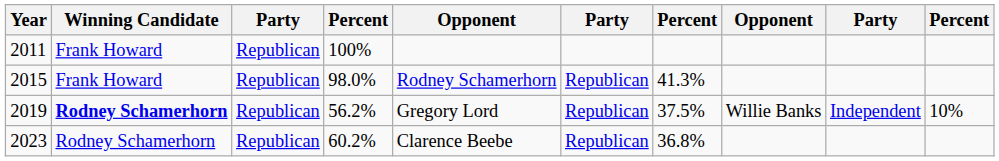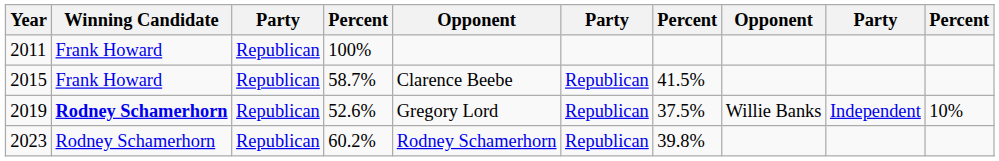(352, 80) 98.0% -> (352, 80) 58.7%
(477, 80) Rodney Schamerhorn -> (455, 80) Clarence Beebe
(681, 80) 41.3% -> (681, 80) 41.5%
(352, 110) 56.2% -> (352, 110) 52.6%
(455, 140) Clarence Beebe -> (477, 140) Rodney Schamerhorn
(681, 140) 36.8% -> (681, 140) 39.8%
